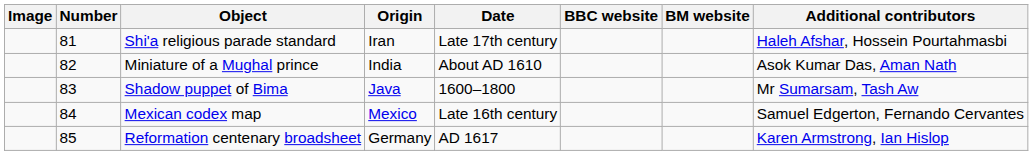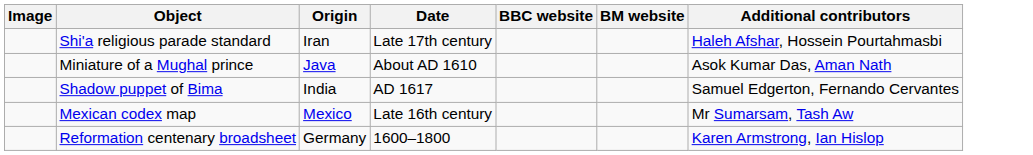- column: (89, 16)
(385, 65) India -> (319, 65) Java
(384, 89) Java -> (320, 89) India
(477, 89) 1600–1800 -> (403, 89) AD 1617
(838, 89) Mr Sumarsam, Tash Aw -> (825, 89) Samuel Edgerton, Fernando Cervantes
(890, 114) Samuel Edgerton, Fernando Cervantes -> (772, 114) Mr Sumarsam, Tash Aw
(468, 138) AD 1617 -> (412, 138) 1600–1800
